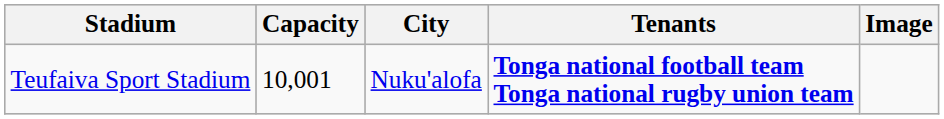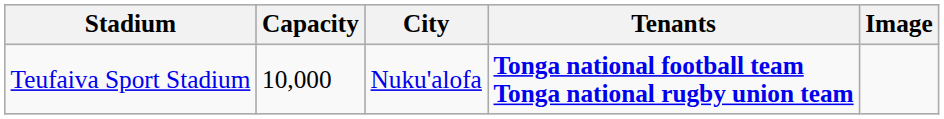(297, 78) 10,001 -> (297, 78) 10,000
